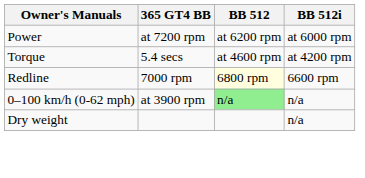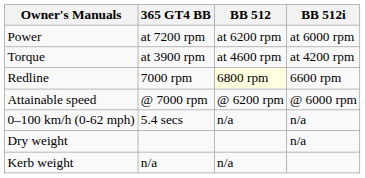(162, 57) 5.4 secs -> (173, 57) at 3900 rpm
+ row: (52, 99)
(173, 99) at 3900 rpm -> (162, 120) 5.4 secs
(225, 99) lightgreen background -> (225, 120) no background
+ row: (40, 162)
